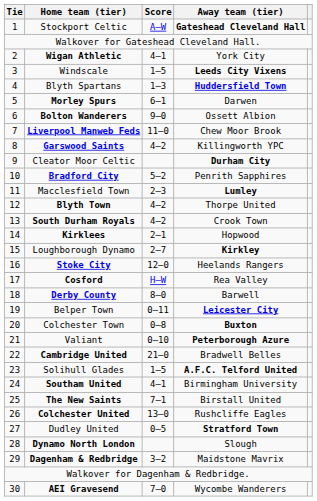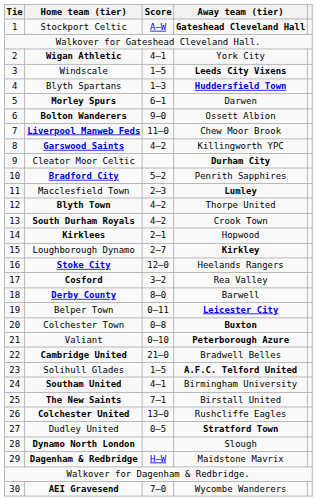(158, 280) H–W -> (158, 280) 3–2
(158, 459) 3–2 -> (158, 459) H–W
